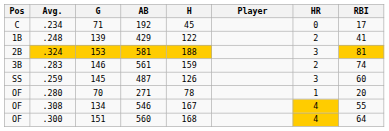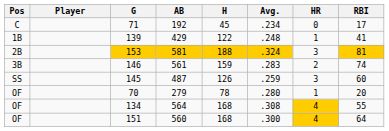columns swapped: (252, 11) <-> (52, 11)
(316, 38) 2 -> (316, 38) 1
(144, 92) 271 -> (179, 92) 279
(144, 106) 546 -> (179, 106) 564
(189, 106) 167 -> (225, 106) 168
